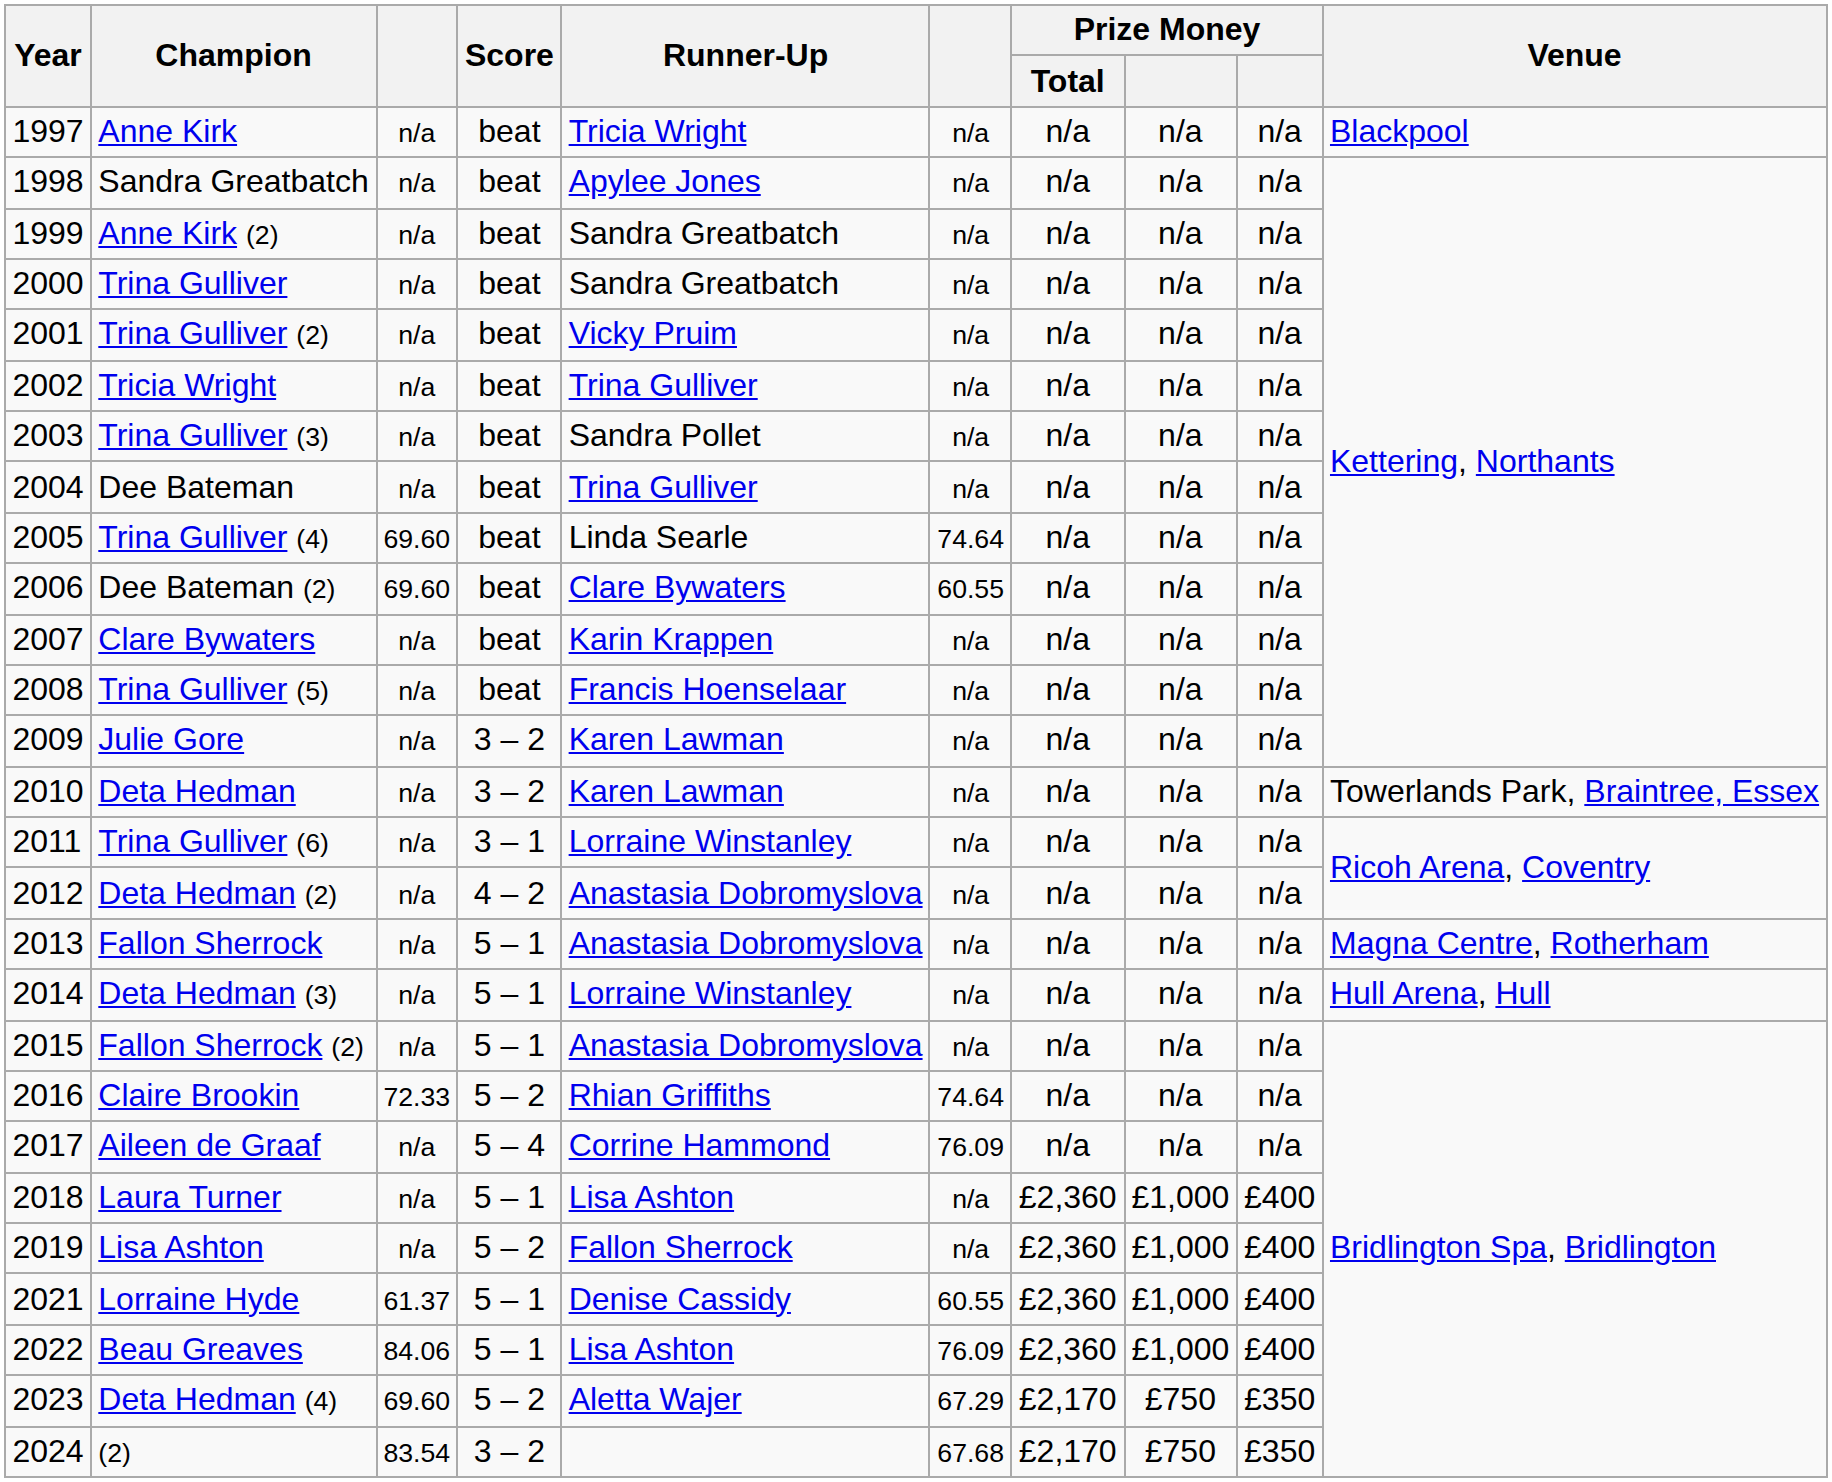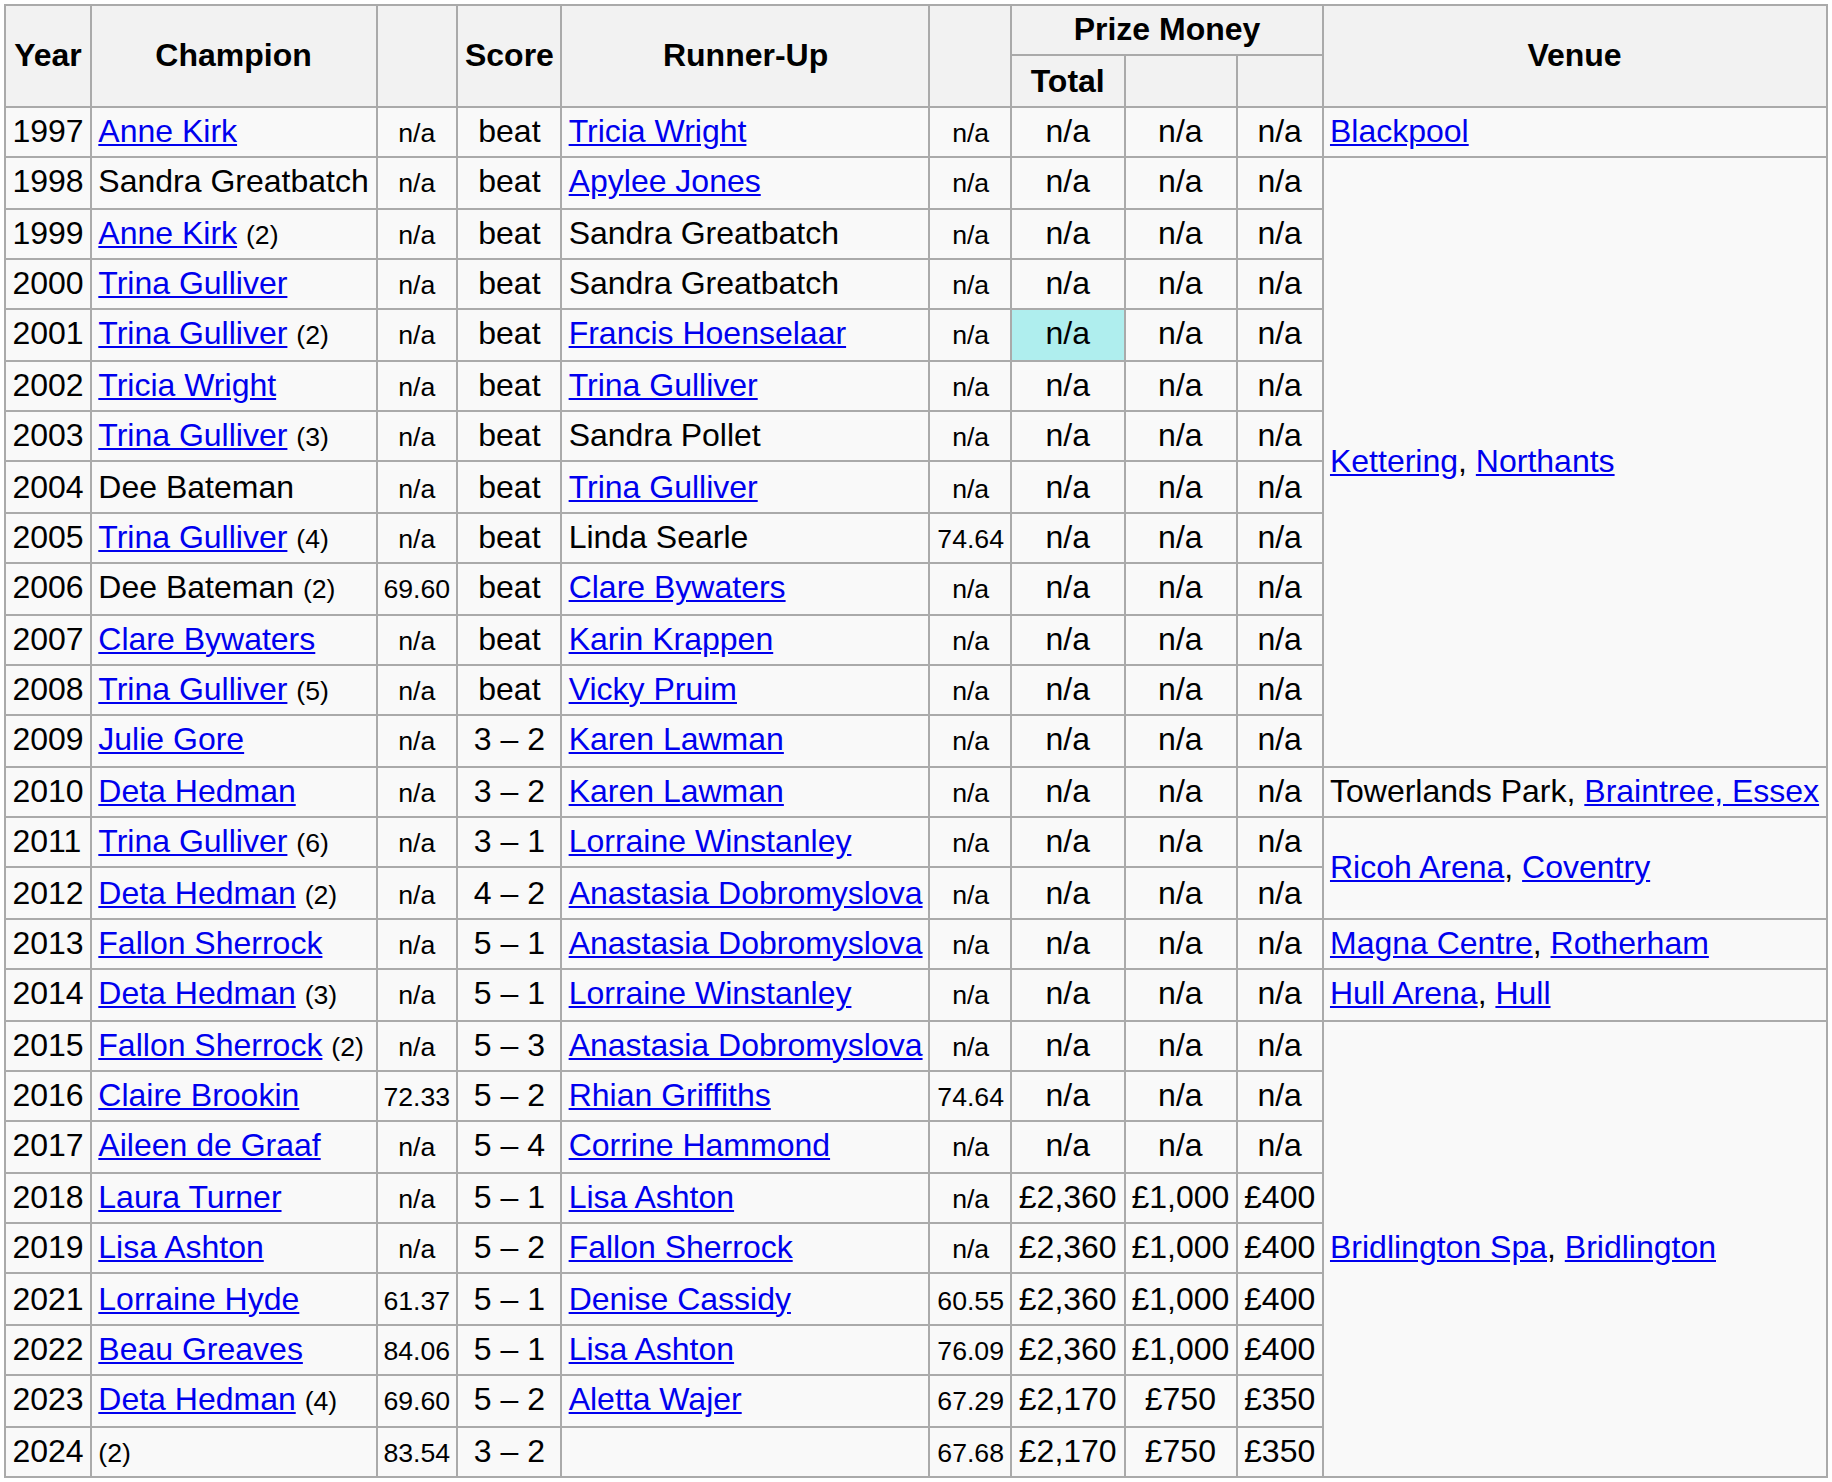(653, 334) Vicky Pruim -> (707, 334) Francis Hoenselaar
(1068, 334) no background -> (1068, 334) paleturquoise background
(417, 539) 69.60 -> (417, 539) n/a
(971, 590) 60.55 -> (971, 590) n/a
(707, 689) Francis Hoenselaar -> (653, 689) Vicky Pruim
(509, 1044) 5 – 1 -> (509, 1044) 5 – 3
(971, 1148) 76.09 -> (971, 1148) n/a
